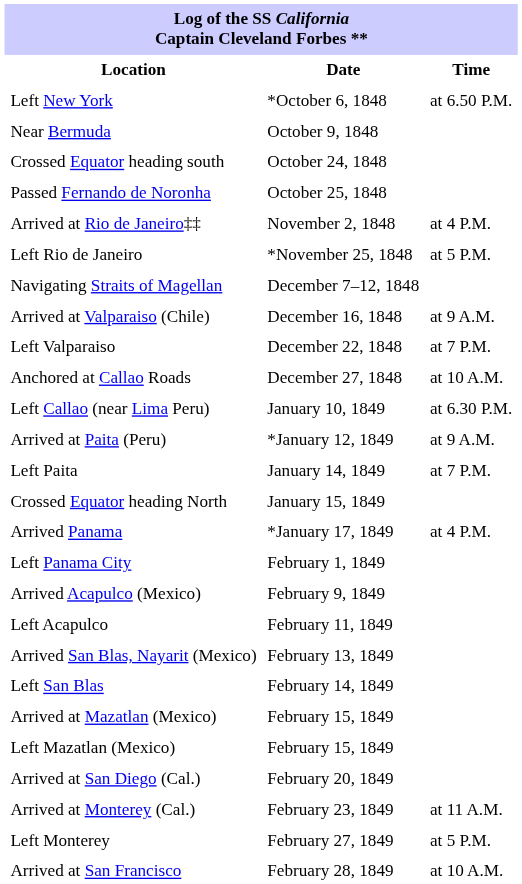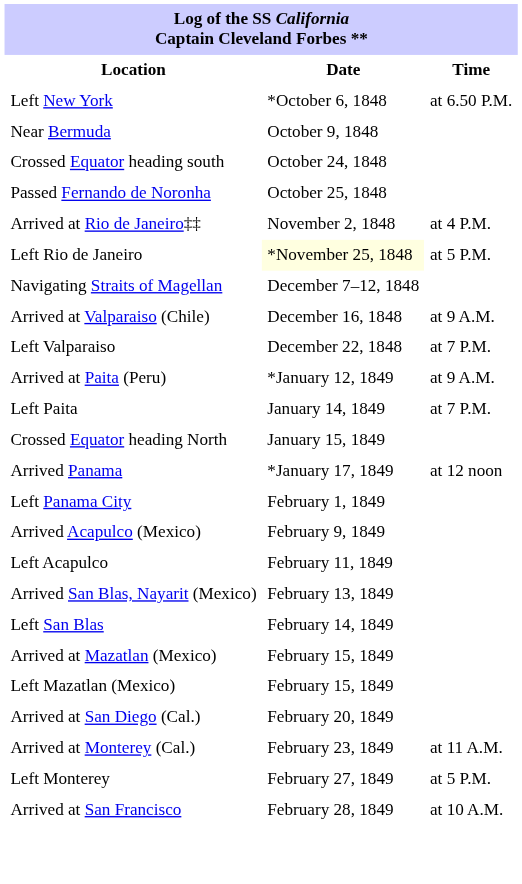(340, 255) no background -> (340, 255) lightyellow background
- row: (101, 378)
- row: (110, 409)
(460, 532) at 4 P.M. -> (466, 470) at 12 noon
